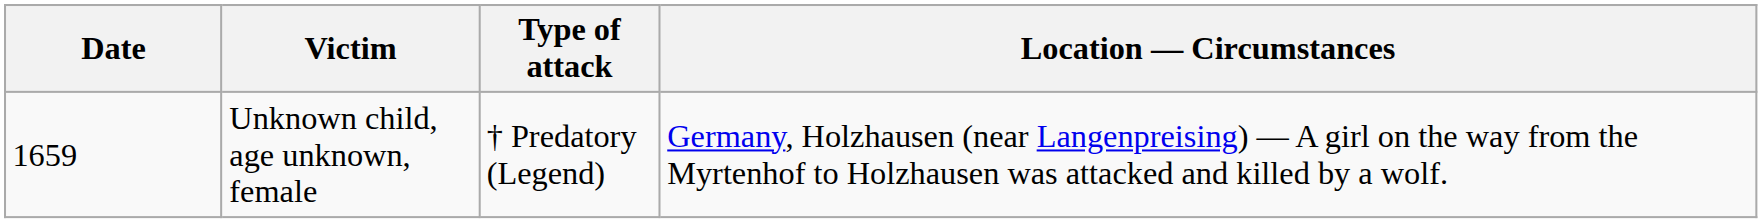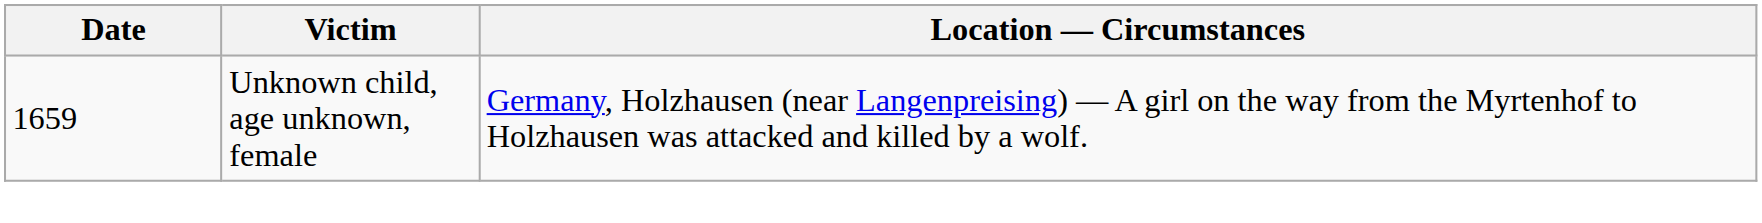- column: (569, 48)
